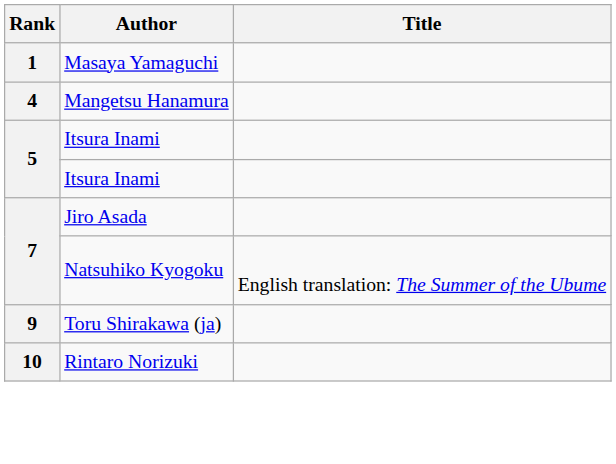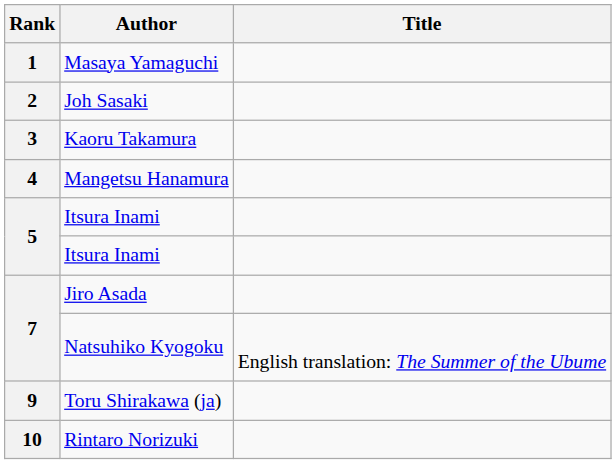+ row: (32, 100)
+ row: (32, 139)
